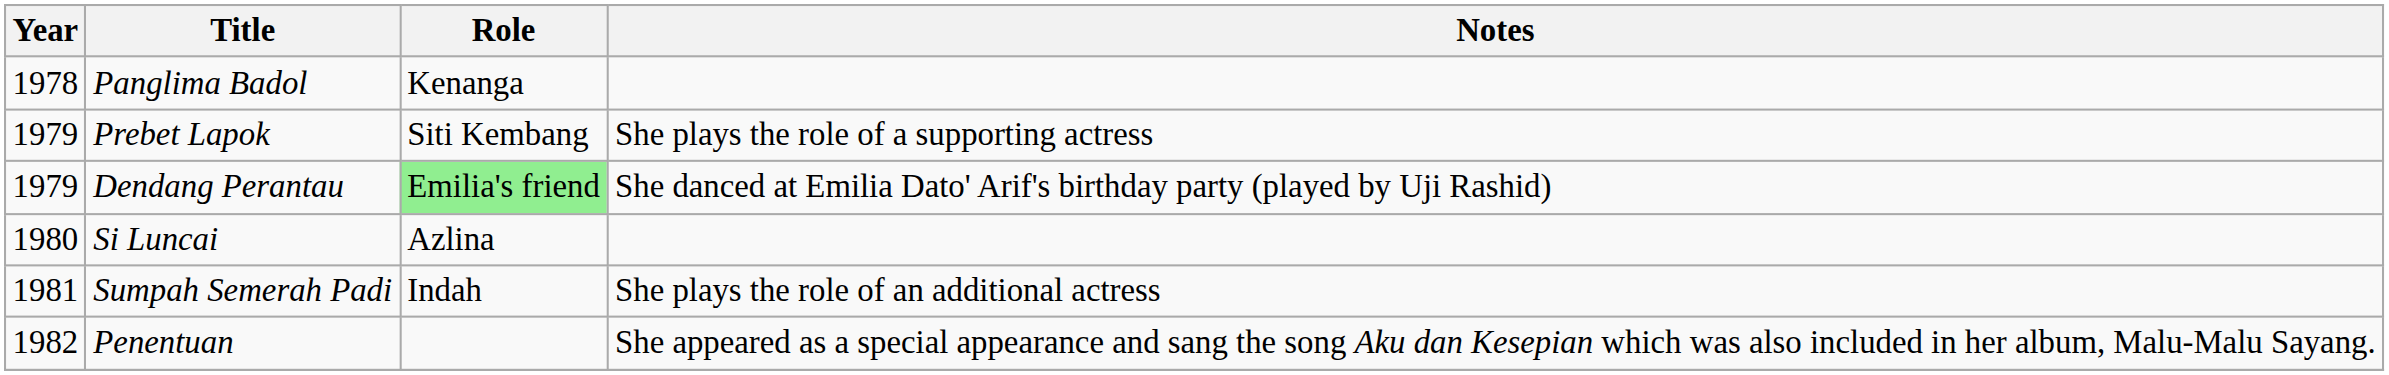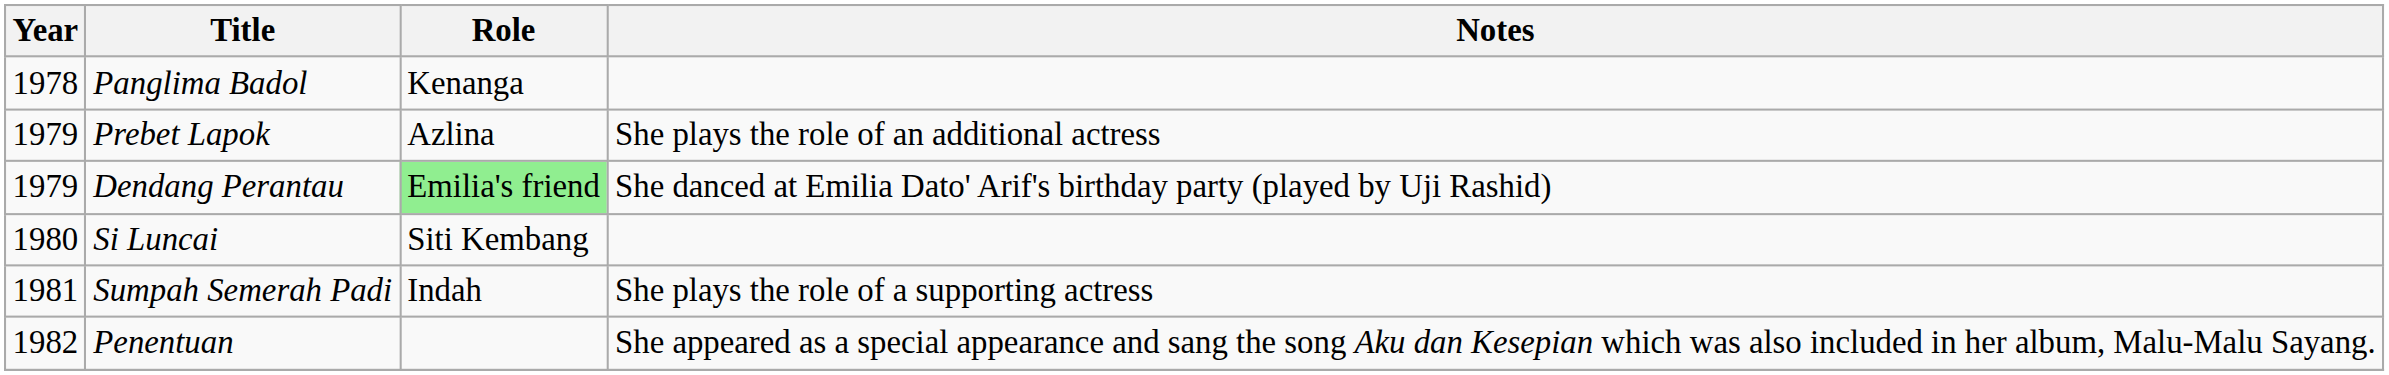(498, 134) Siti Kembang -> (451, 134) Azlina
(884, 134) She plays the role of a supporting actress -> (888, 134) She plays the role of an additional actress
(451, 238) Azlina -> (498, 238) Siti Kembang
(888, 290) She plays the role of an additional actress -> (884, 290) She plays the role of a supporting actress
